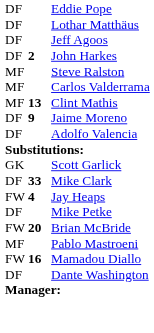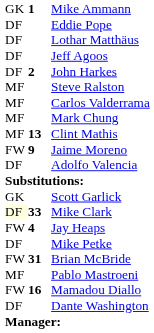+ row: (91, 8)
+ row: (85, 118)
(14, 118) DF -> (15, 149) FW
(14, 180) no background -> (14, 212) lightyellow background
(35, 227) 20 -> (35, 259) 31
